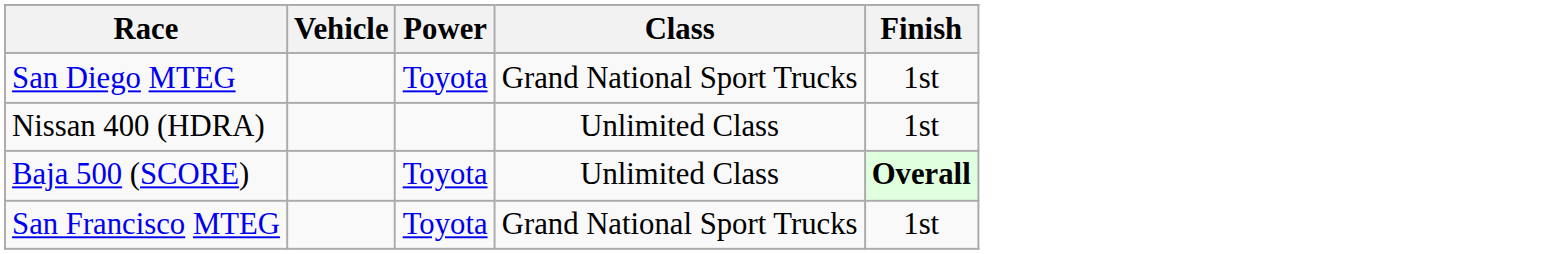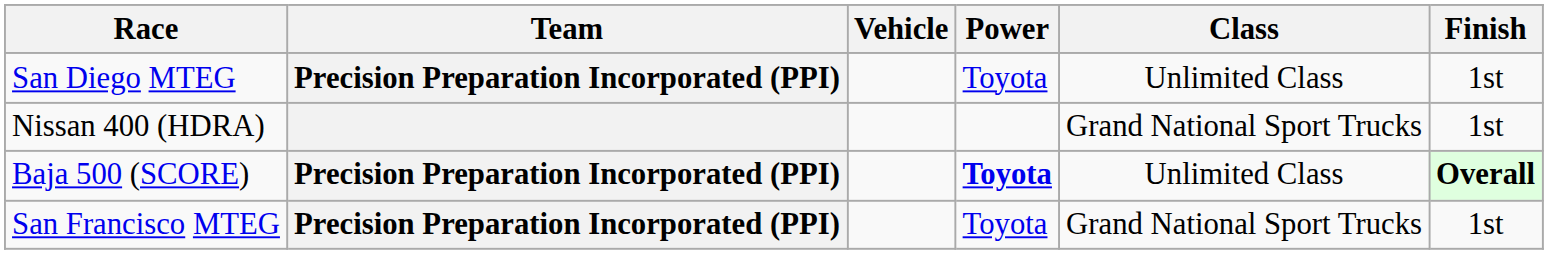+ column: (567, 28)
(680, 77) Grand National Sport Trucks -> (1244, 77) Unlimited Class
(680, 126) Unlimited Class -> (1244, 126) Grand National Sport Trucks
(445, 175) normal -> (1007, 175) bold
